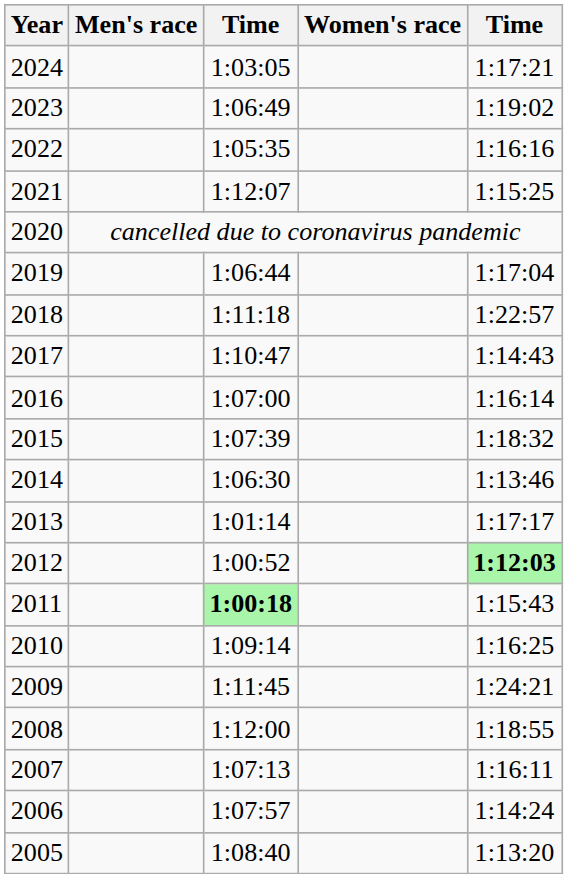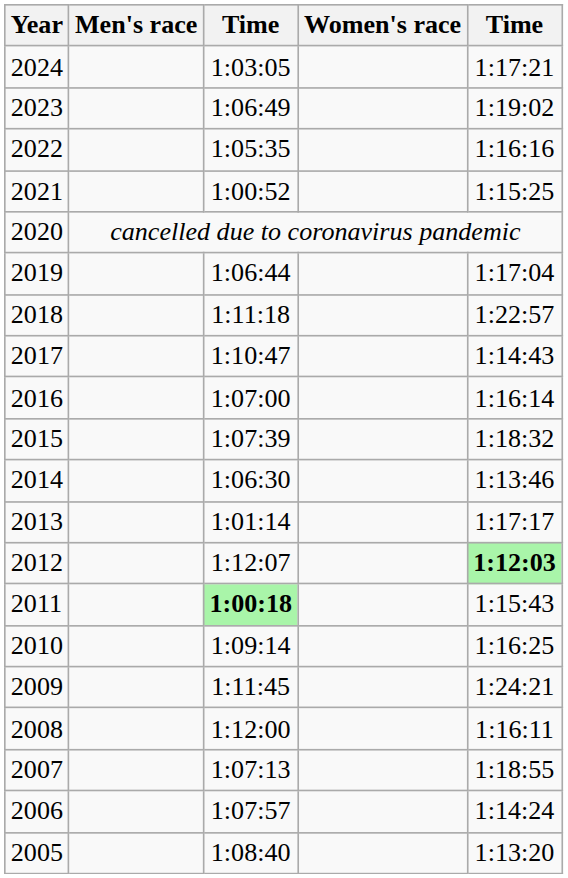(251, 190) 1:12:07 -> (251, 190) 1:00:52
(251, 562) 1:00:52 -> (251, 562) 1:12:07
(514, 728) 1:18:55 -> (514, 728) 1:16:11
(514, 769) 1:16:11 -> (514, 769) 1:18:55
